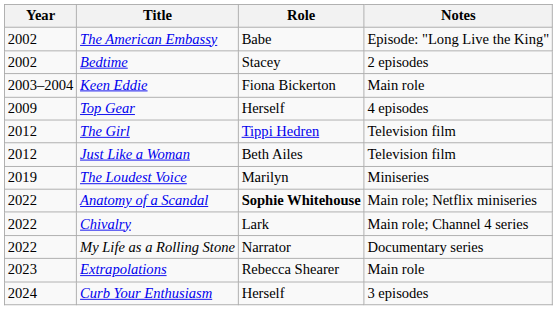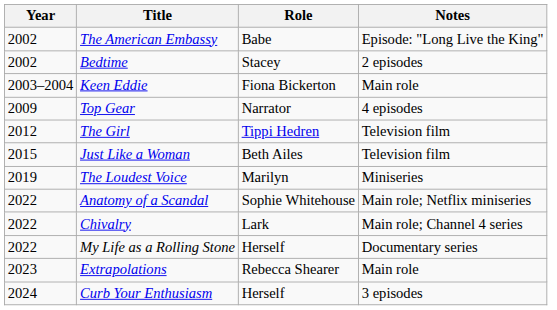(263, 108) Herself -> (266, 108) Narrator
(22, 154) 2012 -> (22, 154) 2015
(301, 200) bold -> (298, 200) normal
(266, 246) Narrator -> (263, 246) Herself
